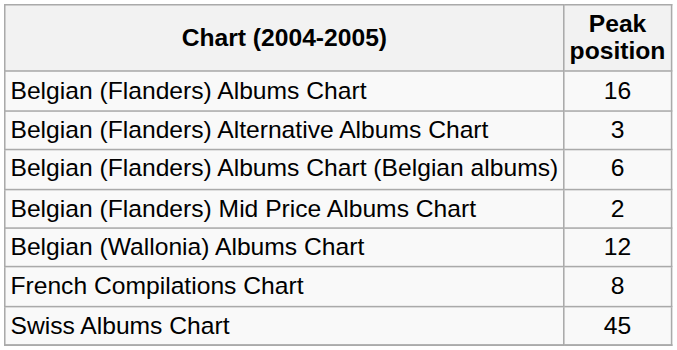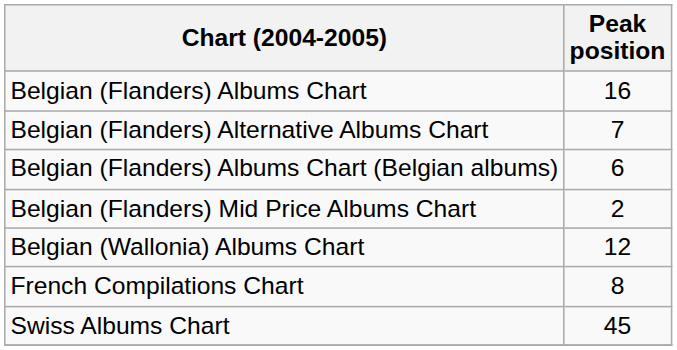(618, 129) 3 -> (618, 129) 7
